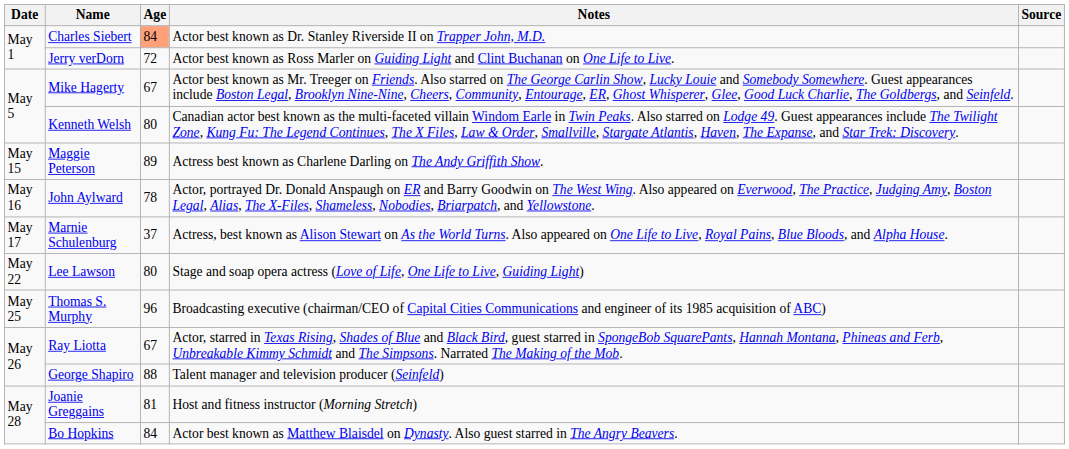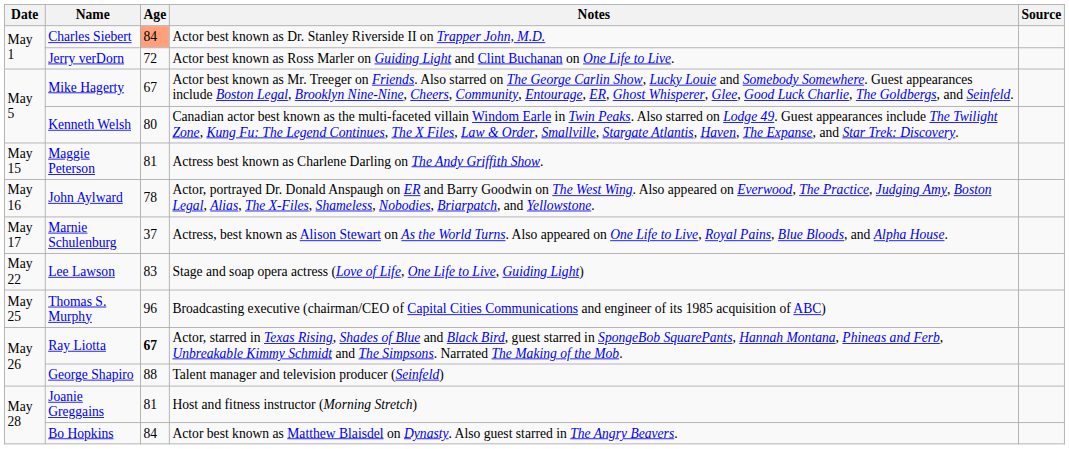(150, 161) 89 -> (150, 161) 81
(150, 271) 80 -> (150, 271) 83
(150, 345) normal -> (150, 345) bold
